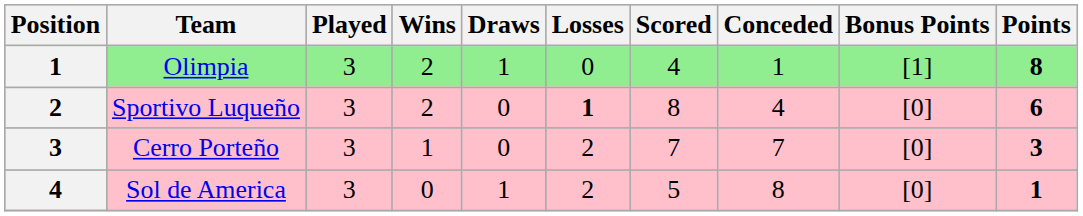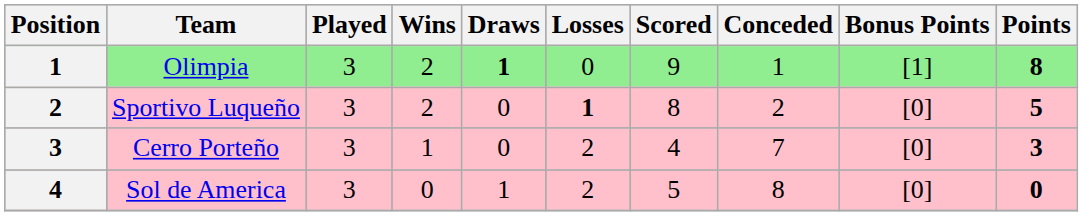(504, 66) normal -> (504, 66) bold
(674, 66) 4 -> (674, 66) 9
(778, 107) 4 -> (778, 107) 2
(1036, 107) 6 -> (1036, 107) 5
(674, 148) 7 -> (674, 148) 4
(1036, 189) 1 -> (1036, 189) 0
